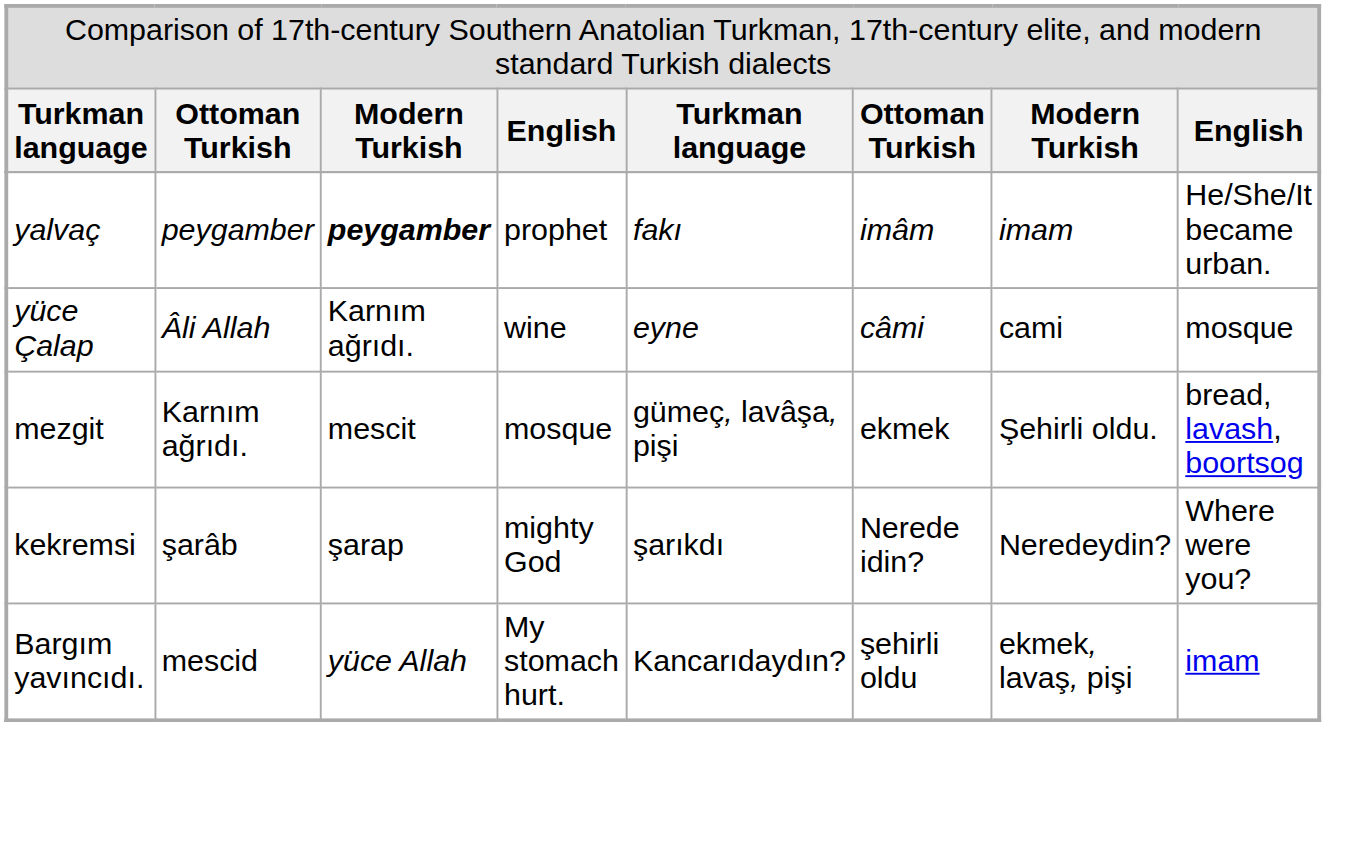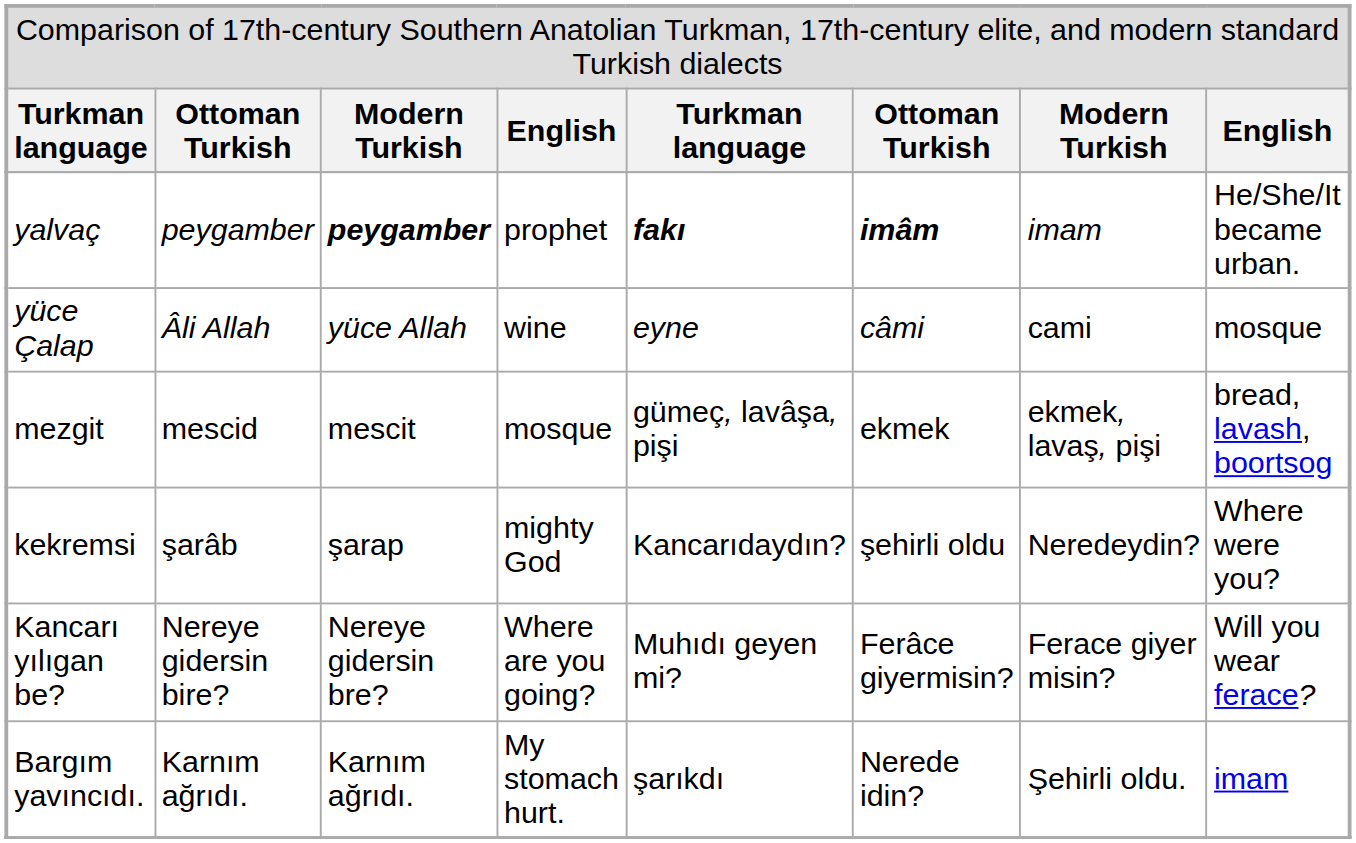(657, 229) normal -> (659, 229) bold
(897, 229) normal -> (900, 229) bold
(377, 329) Karnım ağrıdı. -> (397, 329) yüce Allah
(211, 428) Karnım ağrıdı. -> (210, 428) mescid
(1078, 428) Şehirli oldu. -> (1094, 428) ekmek, lavaş, pişi
(679, 545) şarıkdı -> (739, 545) Kancarıdaydın?
(910, 545) Nerede idin? -> (933, 545) şehirli oldu
+ row: (67, 661)
(210, 661) mescid -> (211, 778) Karnım ağrıdı.
(397, 661) yüce Allah -> (377, 778) Karnım ağrıdı.
(739, 661) Kancarıdaydın? -> (679, 778) şarıkdı
(900, 661) şehirli oldu -> (910, 778) Nerede idin?
(1066, 661) ekmek, lavaş, pişi -> (1107, 778) Şehirli oldu.
